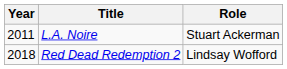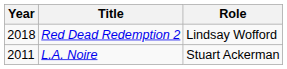rows swapped: (69, 34) <-> (111, 54)
